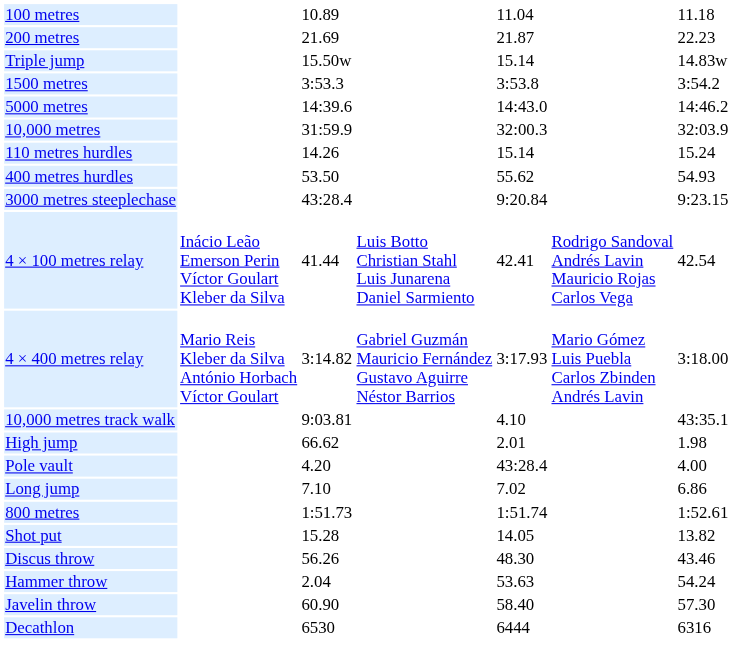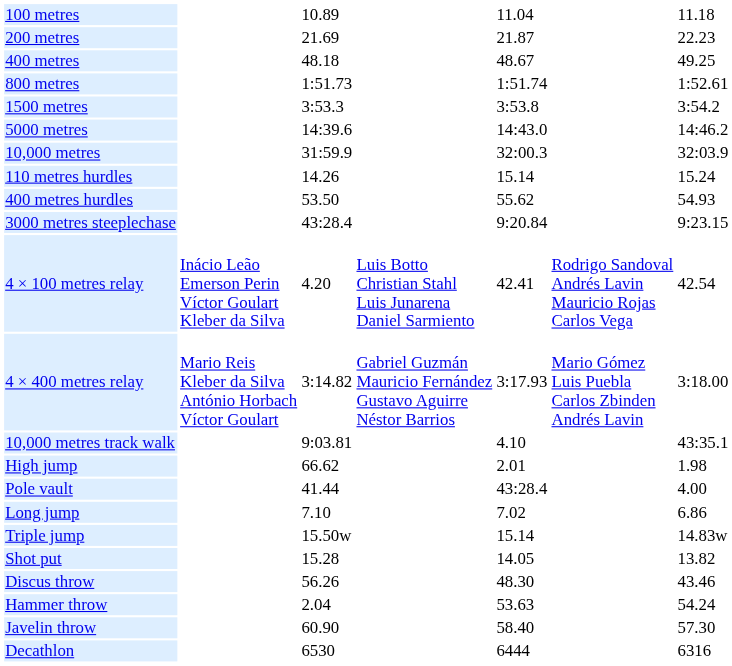+ row: (42, 60)
rows swapped: (42, 512) <-> (45, 60)
(320, 260) 41.44 -> (316, 283) 4.20
(316, 466) 4.20 -> (320, 489) 41.44
